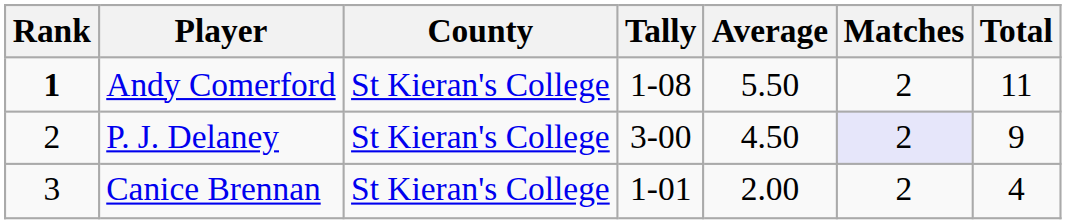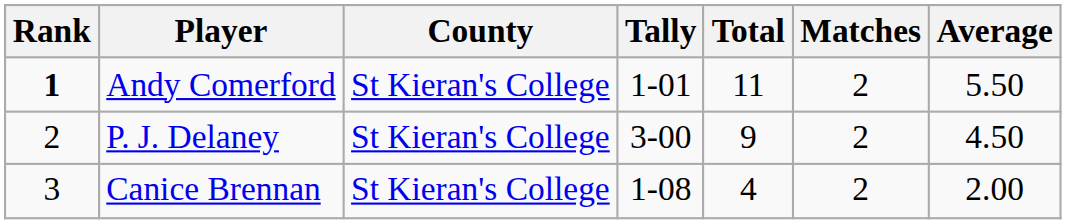columns swapped: (1016, 31) <-> (770, 31)
(661, 84) 1-08 -> (661, 84) 1-01
(904, 137) lavender background -> (861, 137) no background
(661, 190) 1-01 -> (661, 190) 1-08
